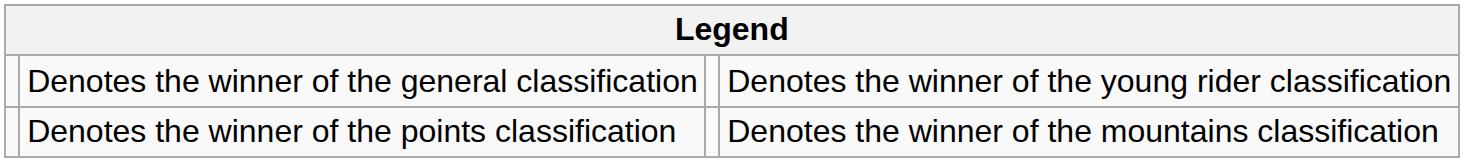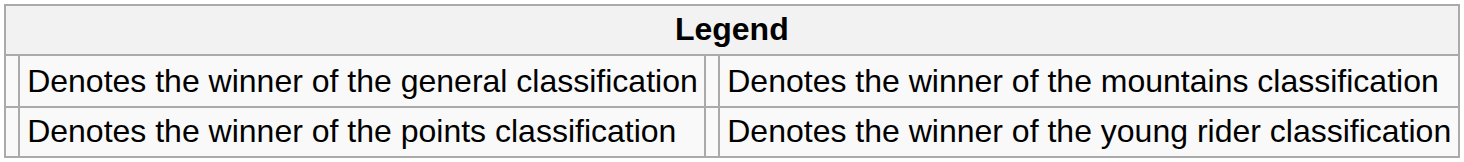(1089, 80) Denotes the winner of the young rider classification -> (1083, 80) Denotes the winner of the mountains classification
(1083, 131) Denotes the winner of the mountains classification -> (1089, 131) Denotes the winner of the young rider classification
